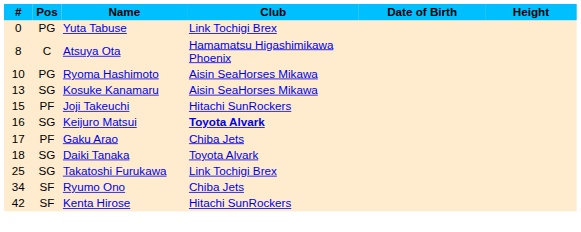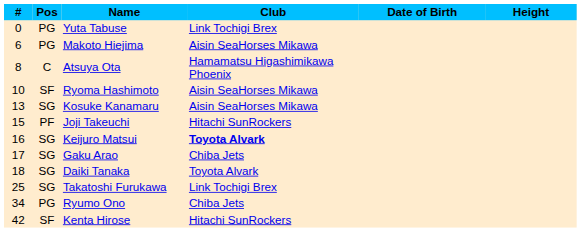+ row: (103, 45)
(47, 74) PG -> (47, 90) SF
(47, 138) PF -> (47, 155) SG
(47, 187) SF -> (47, 203) PG
